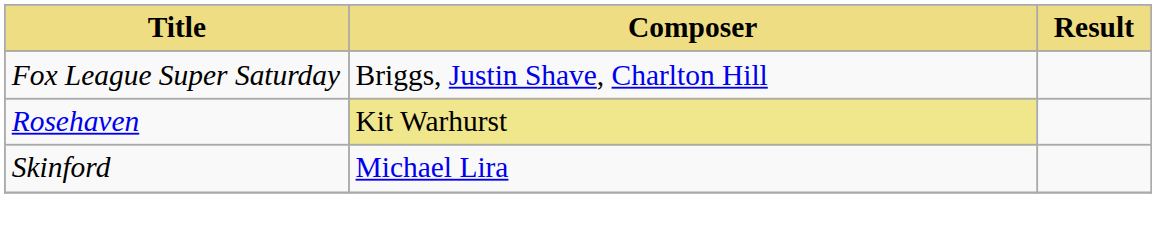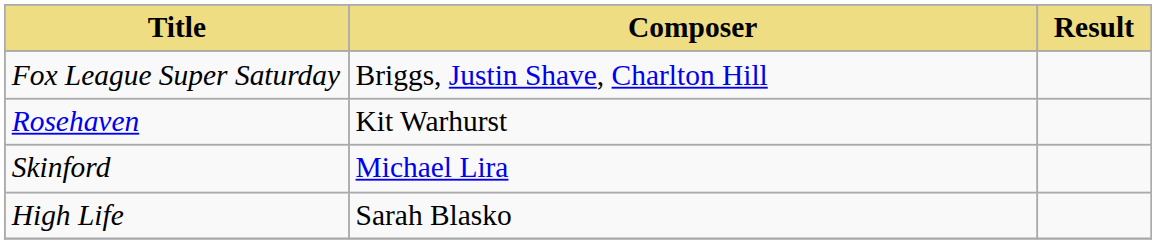(431, 121) khaki background -> (431, 121) no background
+ row: (68, 214)
